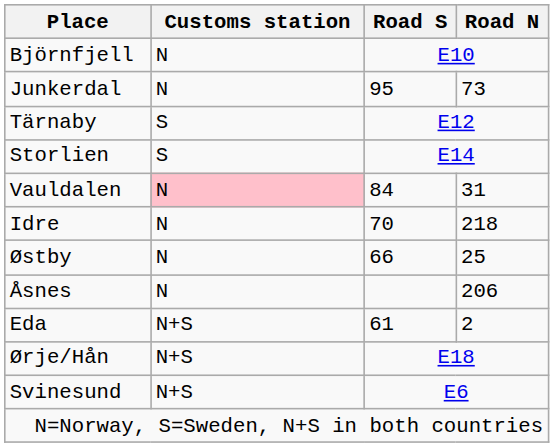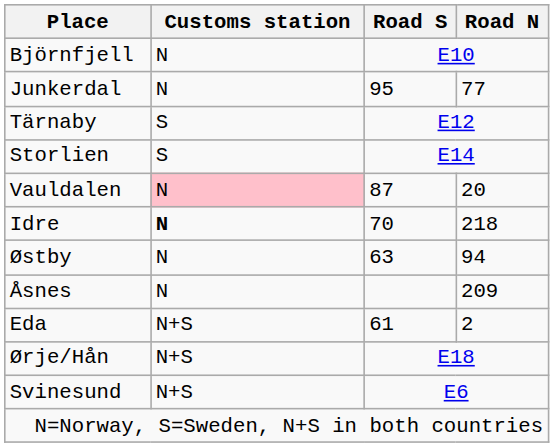(473, 89) 73 -> (473, 89) 77
(382, 190) 84 -> (382, 190) 87
(473, 190) 31 -> (473, 190) 20
(162, 224) normal -> (162, 224) bold
(382, 257) 66 -> (382, 257) 63
(473, 257) 25 -> (473, 257) 94
(480, 291) 206 -> (480, 291) 209
